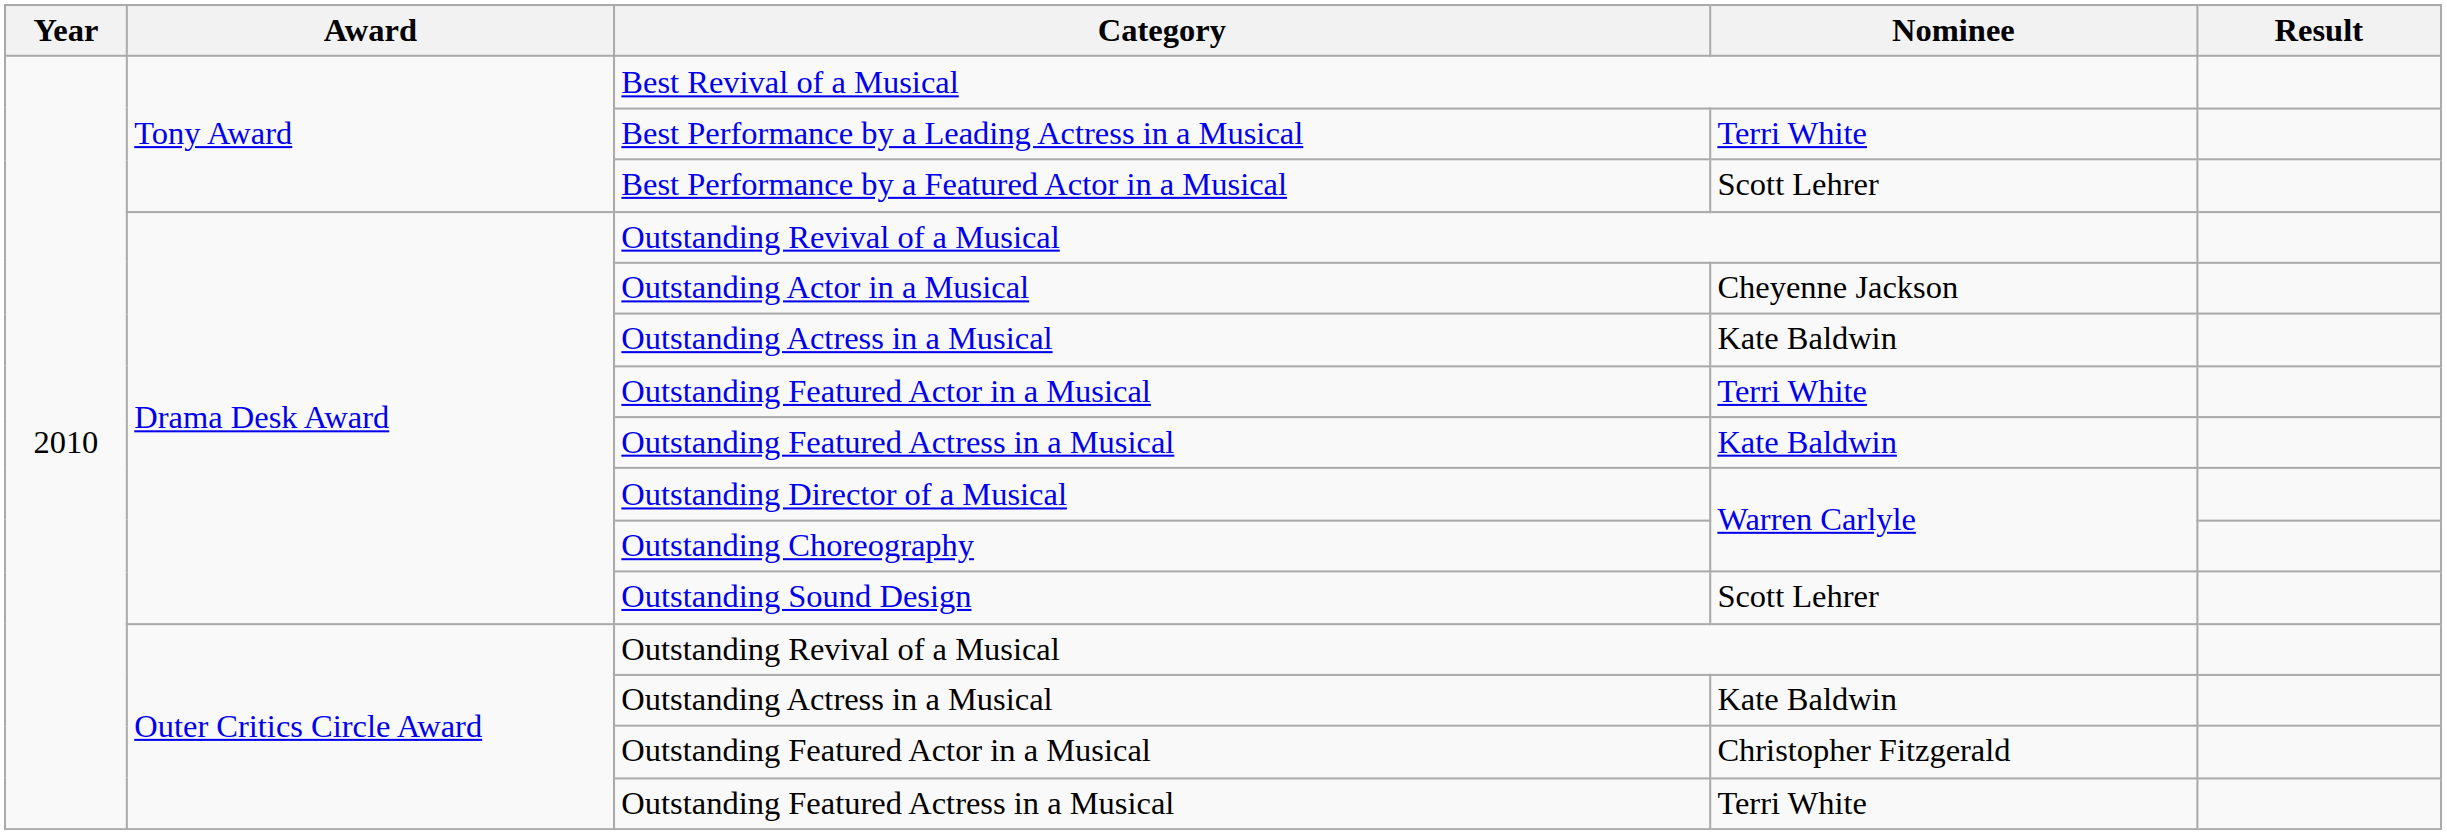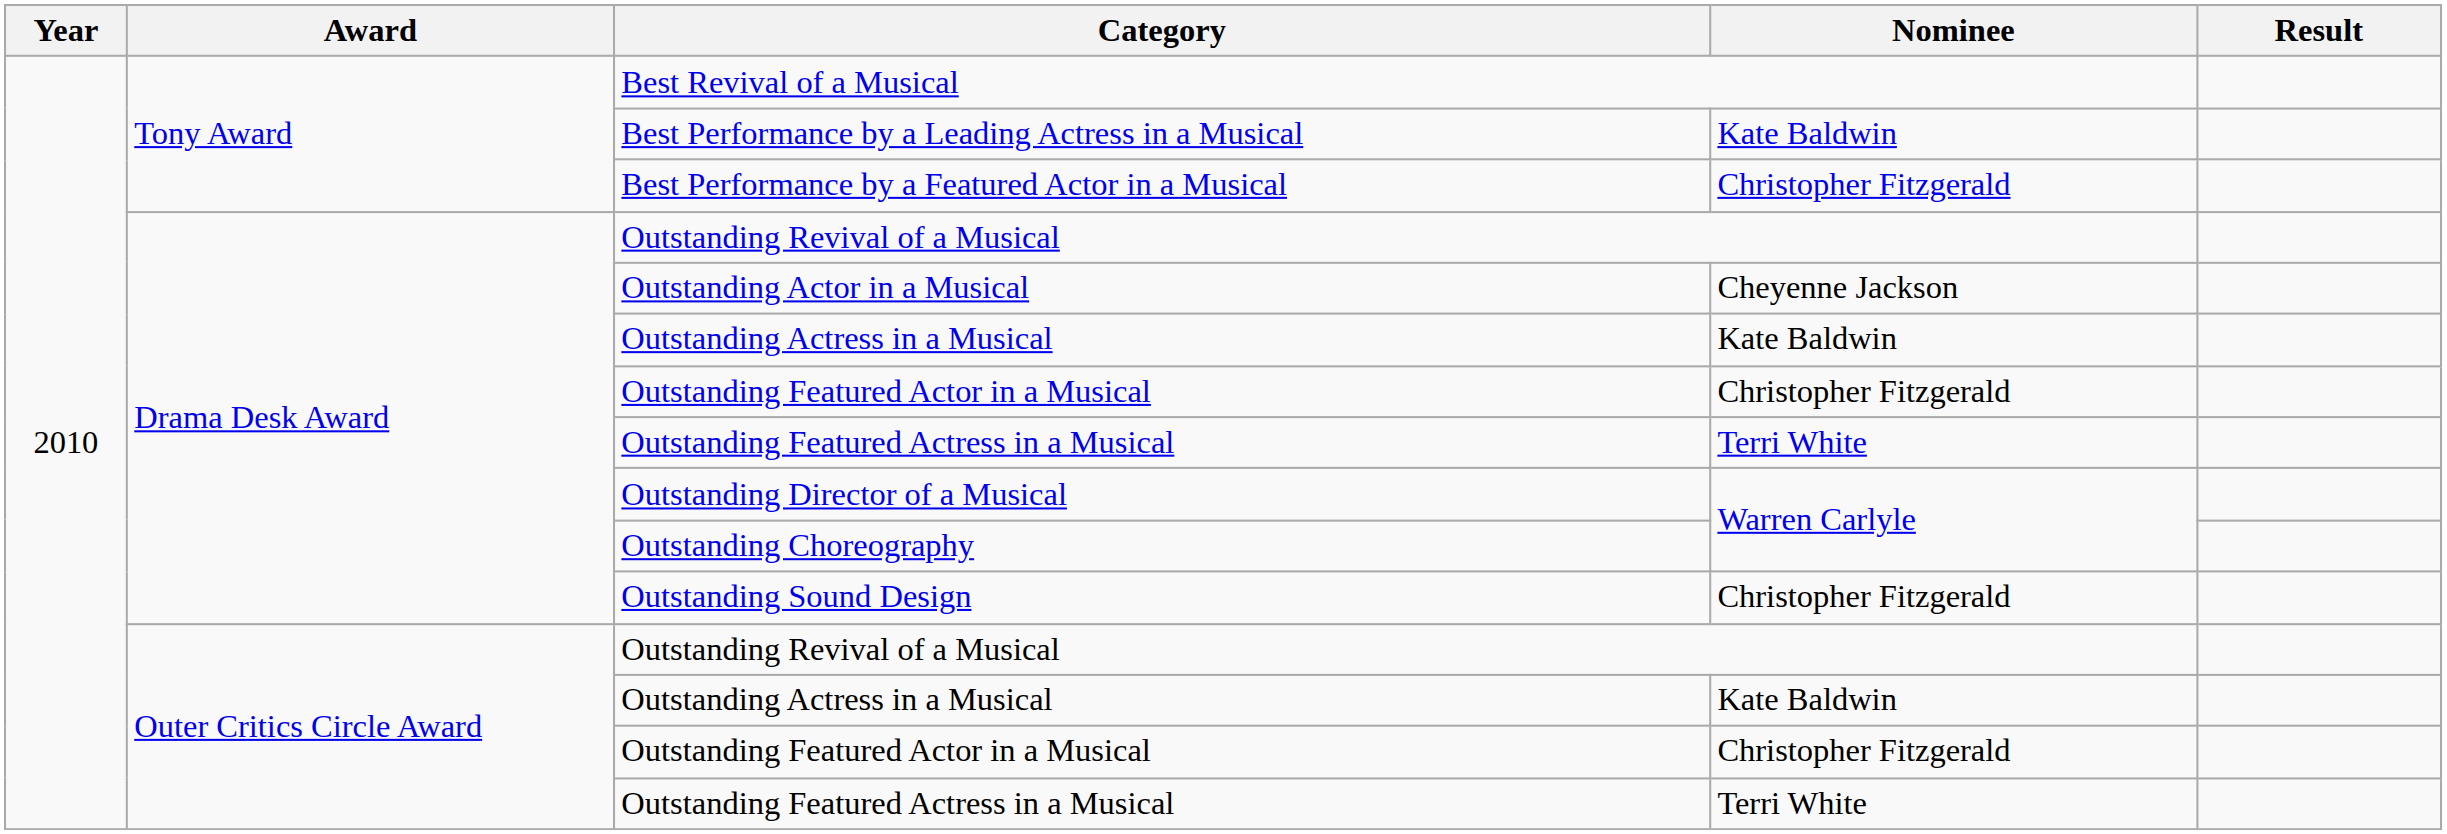(1792, 133) Terri White -> (1807, 133) Kate Baldwin
(1798, 184) Scott Lehrer -> (1864, 184) Christopher Fitzgerald
(1792, 390) Terri White -> (1864, 390) Christopher Fitzgerald
(1807, 442) Kate Baldwin -> (1792, 442) Terri White
(1798, 596) Scott Lehrer -> (1864, 596) Christopher Fitzgerald
